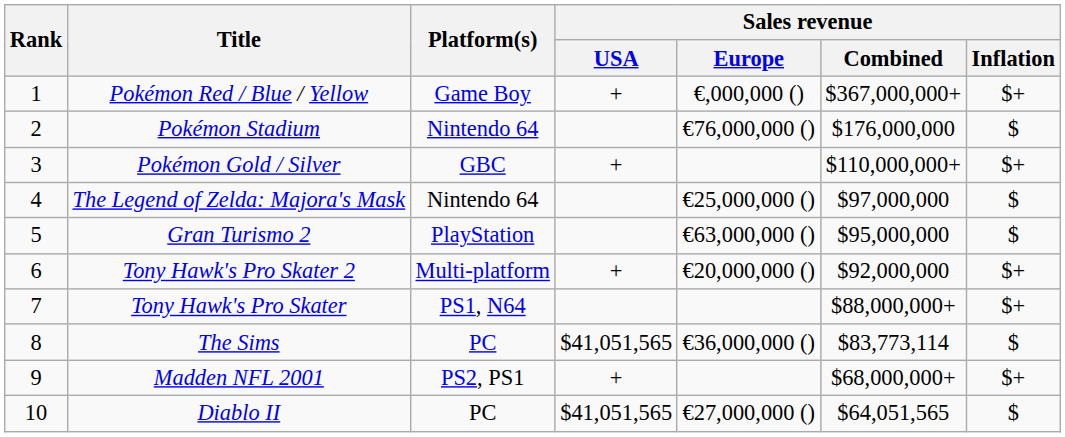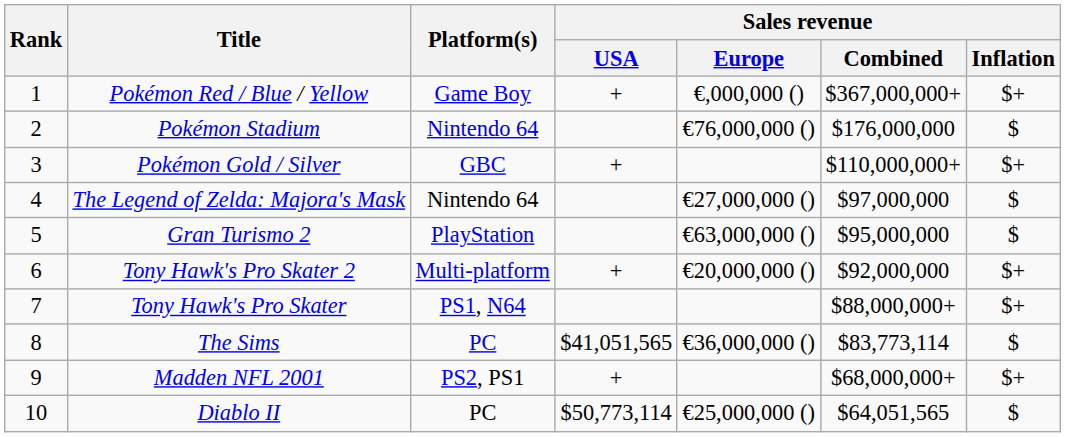(749, 199) €25,000,000 () -> (749, 199) €27,000,000 ()
(616, 413) $41,051,565 -> (616, 413) $50,773,114
(749, 413) €27,000,000 () -> (749, 413) €25,000,000 ()
